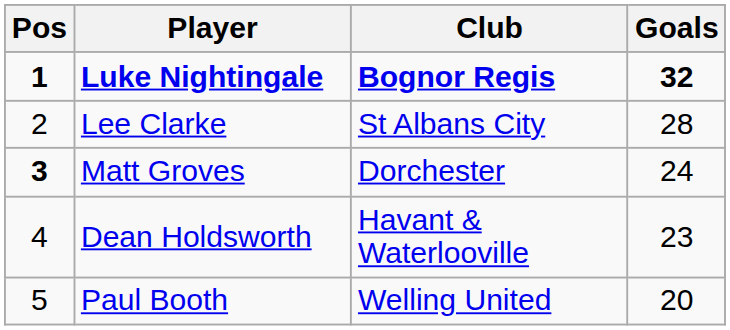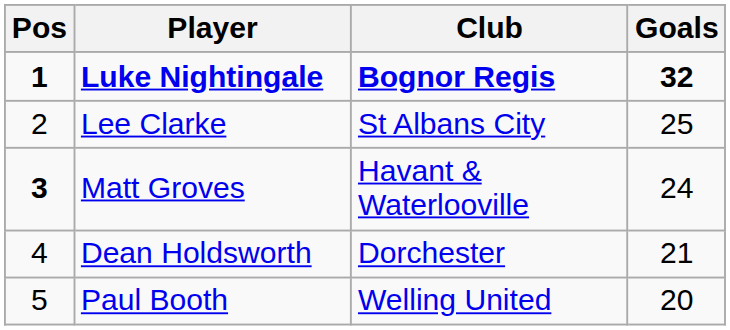(677, 123) 28 -> (677, 123) 25
(432, 171) Dorchester -> (444, 188) Havant & Waterlooville
(444, 236) Havant & Waterlooville -> (432, 253) Dorchester
(677, 236) 23 -> (677, 253) 21
